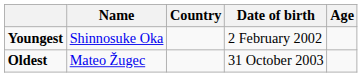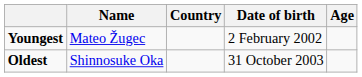(117, 38) Shinnosuke Oka -> (107, 38) Mateo Žugec
(107, 60) Mateo Žugec -> (117, 60) Shinnosuke Oka
